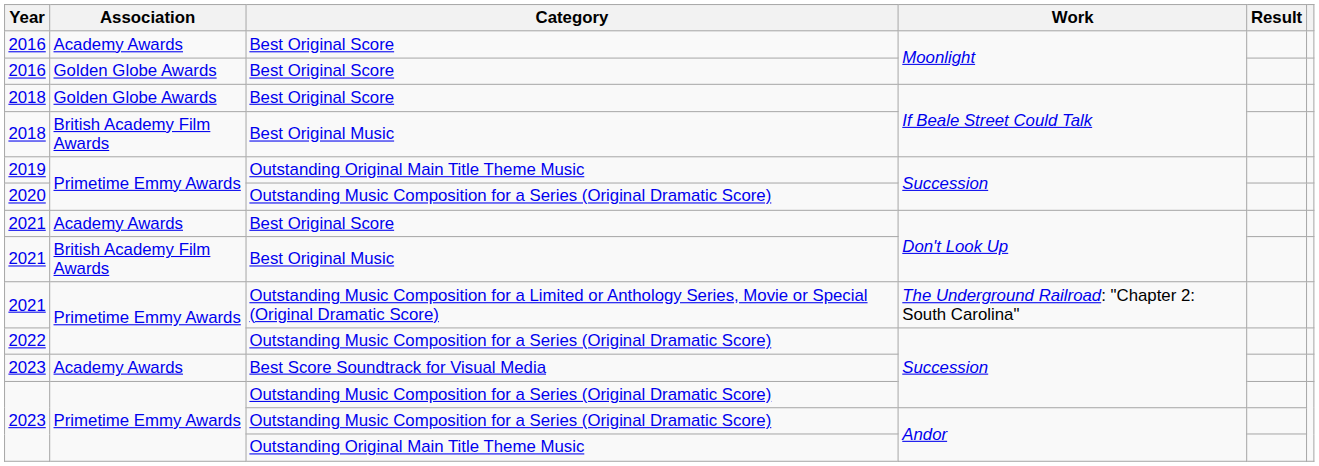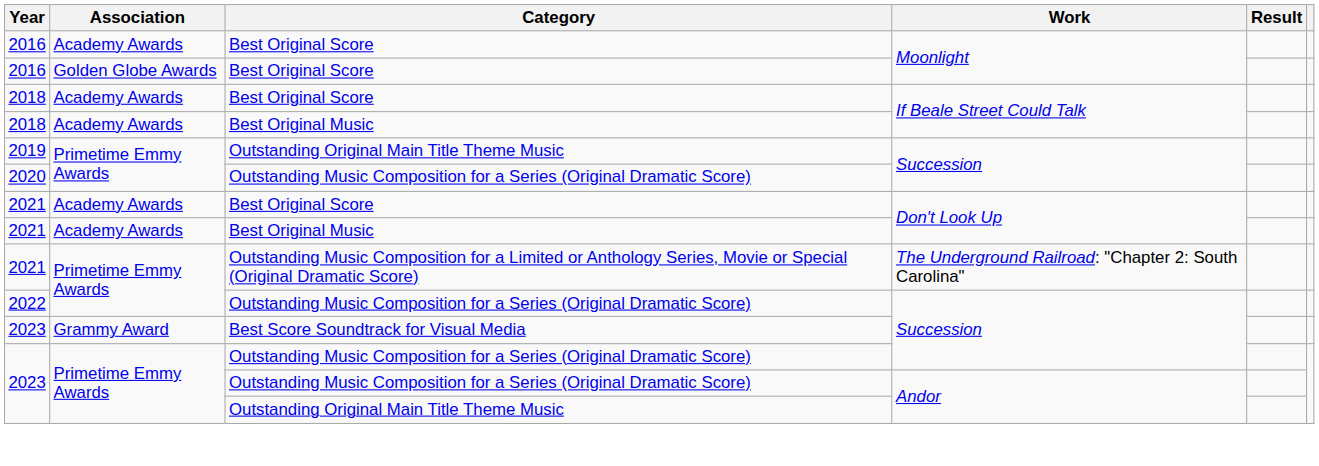(135, 97) Golden Globe Awards -> (118, 97) Academy Awards
(132, 133) British Academy Film Awards -> (118, 124) Academy Awards
(132, 259) British Academy Film Awards -> (118, 230) Academy Awards
(118, 367) Academy Awards -> (111, 329) Grammy Award
